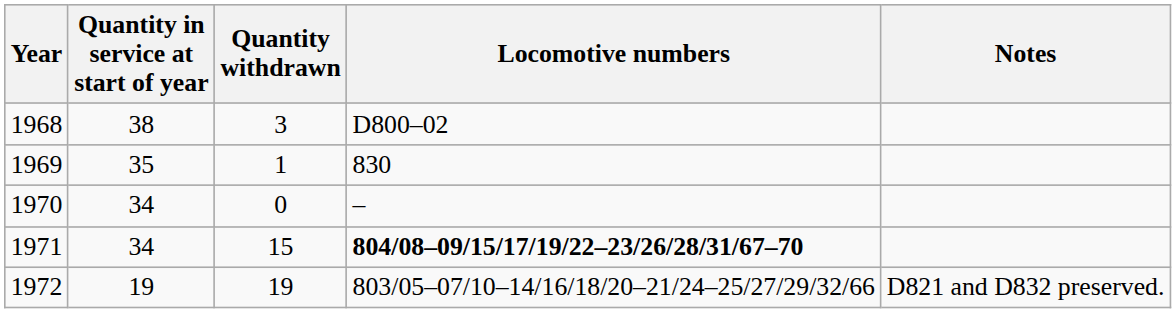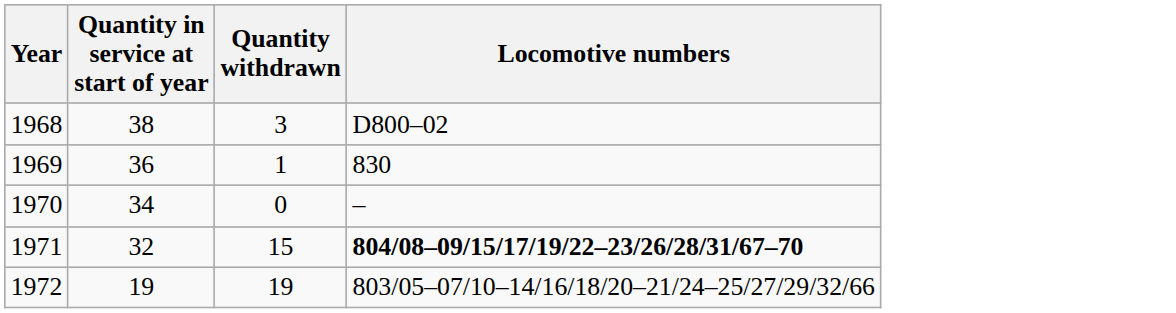- column: (1026, 53)
(141, 164) 35 -> (141, 164) 36
(141, 246) 34 -> (141, 246) 32
